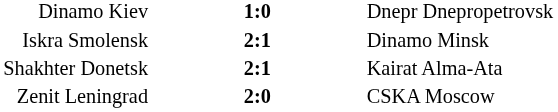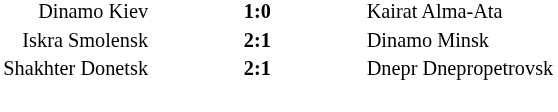(460, 11) Dnepr Dnepropetrovsk -> (435, 11) Kairat Alma-Ata
(435, 68) Kairat Alma-Ata -> (460, 68) Dnepr Dnepropetrovsk
- row: (82, 96)
